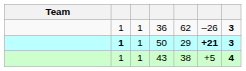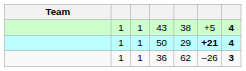rows swapped: (162, 58) <-> (162, 27)
(121, 43) bold -> (121, 43) normal
(231, 43) 3 -> (231, 43) 4
